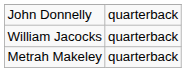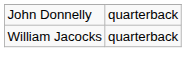- row: (55, 57)
